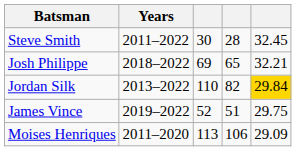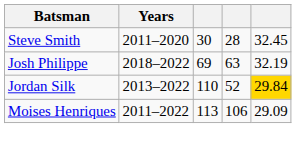(156, 39) 2011–2022 -> (156, 39) 2011–2020
(233, 63) 65 -> (233, 63) 63
(271, 63) 32.21 -> (271, 63) 32.19
(233, 87) 82 -> (233, 87) 52
- row: (45, 110)
(156, 134) 2011–2020 -> (156, 110) 2011–2022
